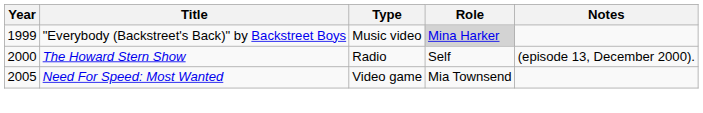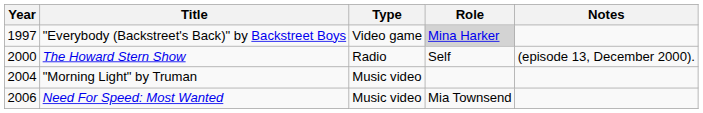(22, 35) 1999 -> (22, 35) 1997
(387, 35) Music video -> (387, 35) Video game
+ row: (120, 77)
(22, 77) 2005 -> (22, 98) 2006
(387, 77) Video game -> (387, 98) Music video
